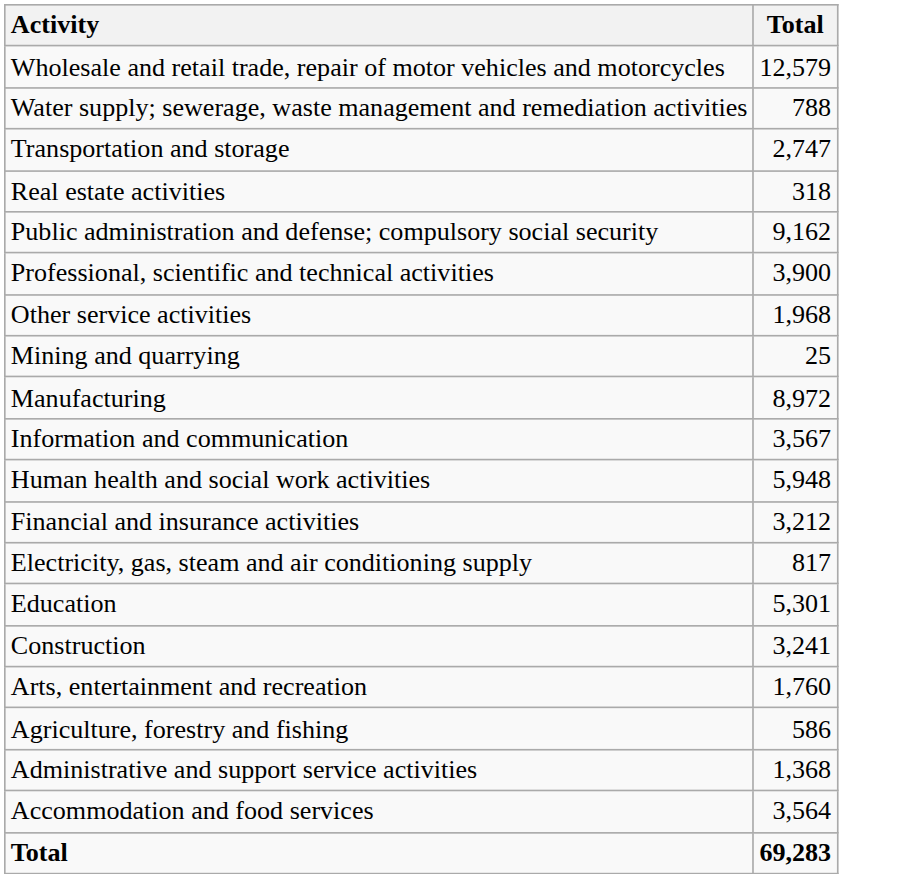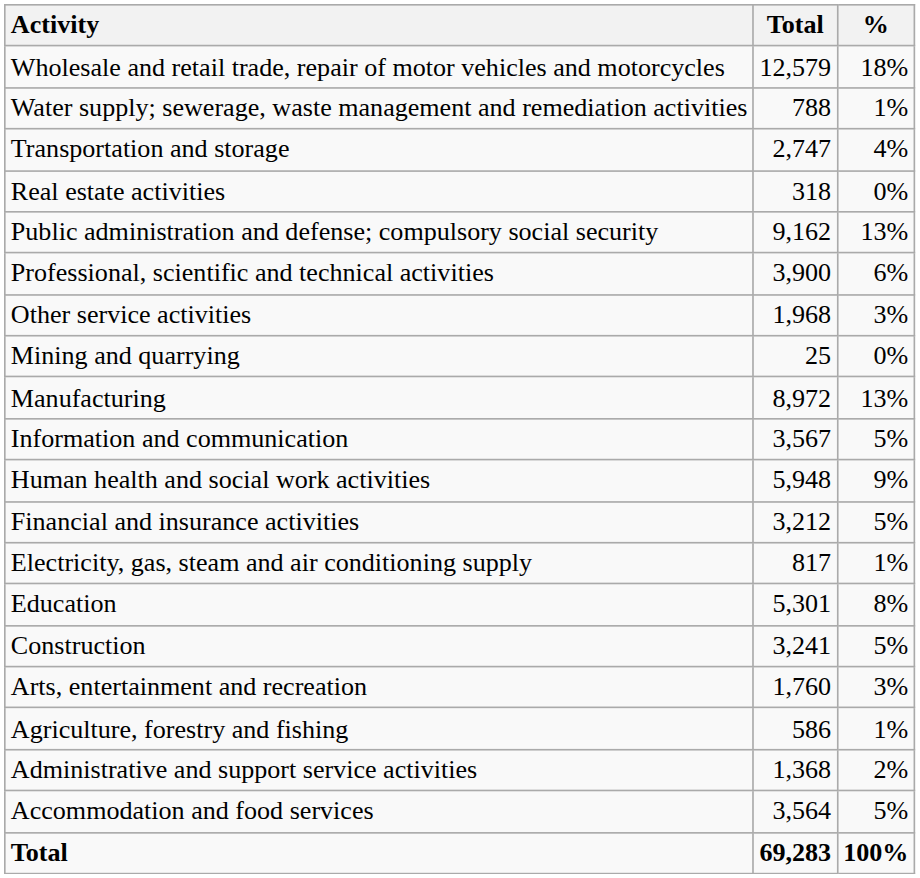+ column: (876, 25)
